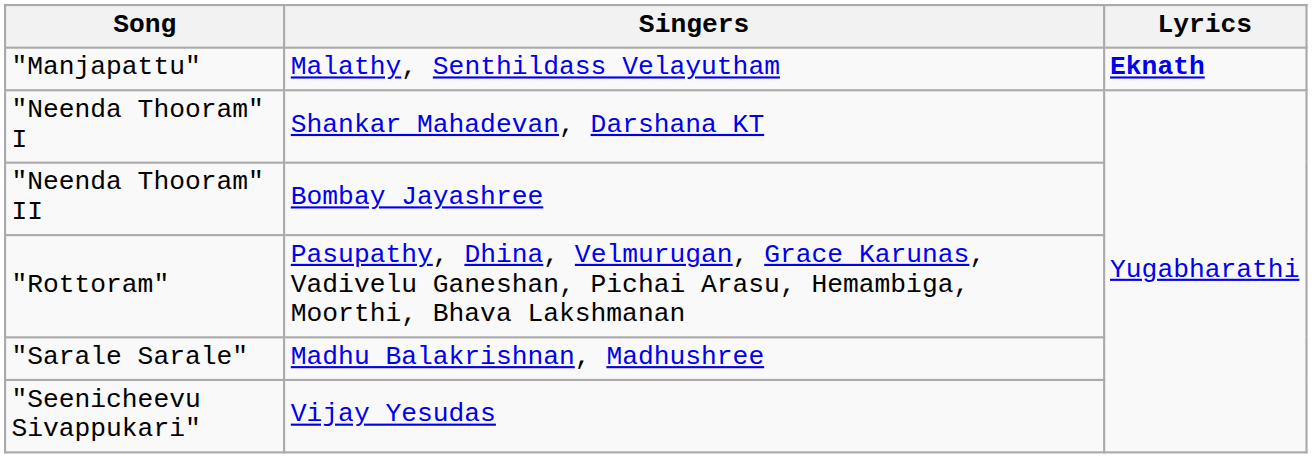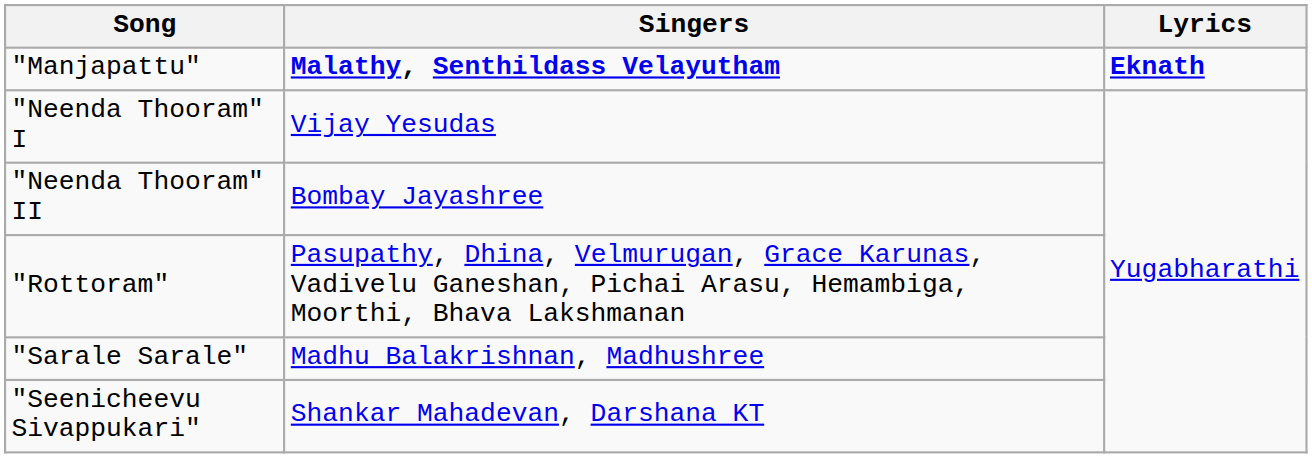(535, 69) normal -> (535, 69) bold
(527, 126) Shankar Mahadevan, Darshana KT -> (393, 126) Vijay Yesudas
(393, 416) Vijay Yesudas -> (527, 416) Shankar Mahadevan, Darshana KT
